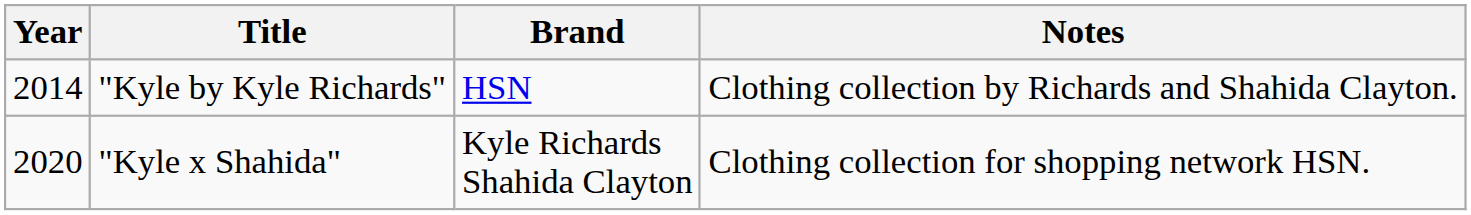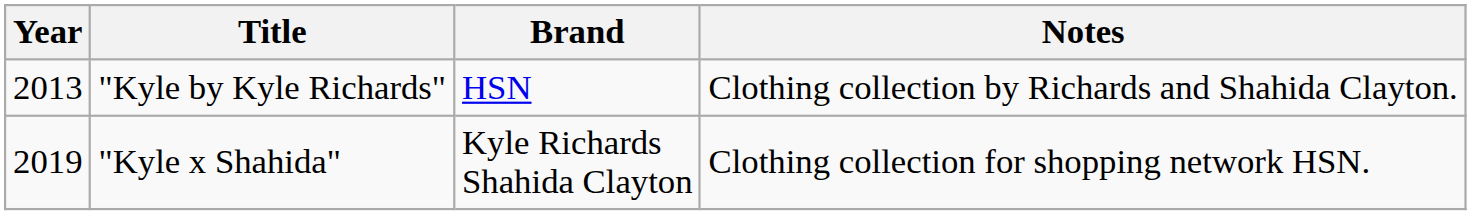(48, 87) 2014 -> (48, 87) 2013
(48, 161) 2020 -> (48, 161) 2019
